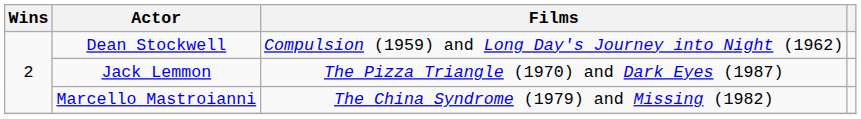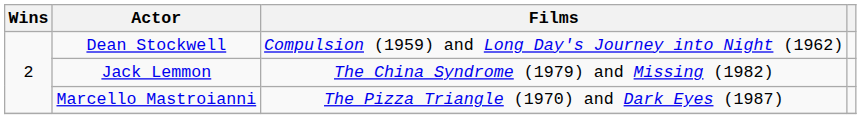(554, 72) The Pizza Triangle (1970) and Dark Eyes (1987) -> (554, 72) The China Syndrome (1979) and Missing (1982)
(554, 100) The China Syndrome (1979) and Missing (1982) -> (554, 100) The Pizza Triangle (1970) and Dark Eyes (1987)
